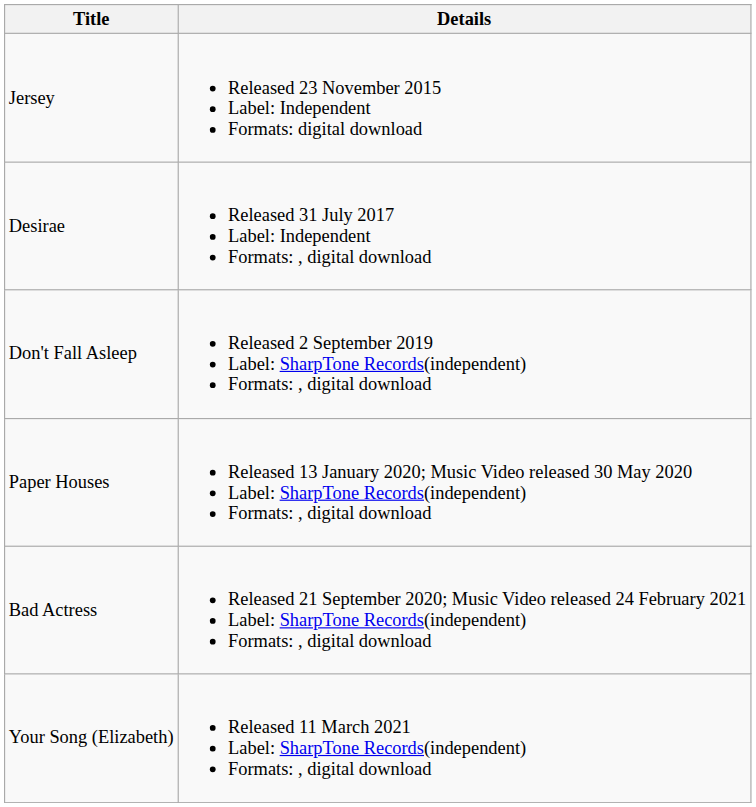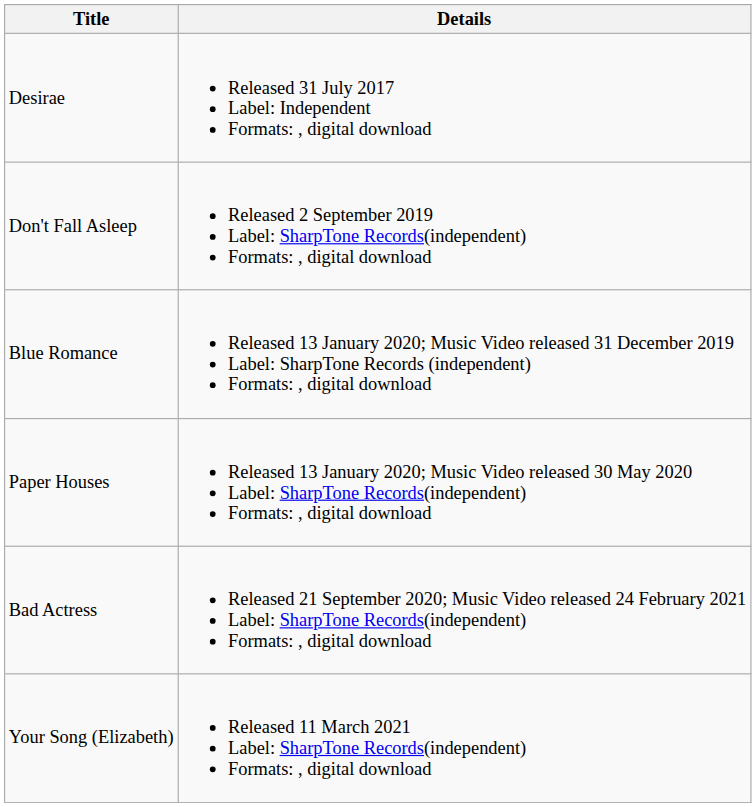- row: (32, 97)
+ row: (63, 353)
